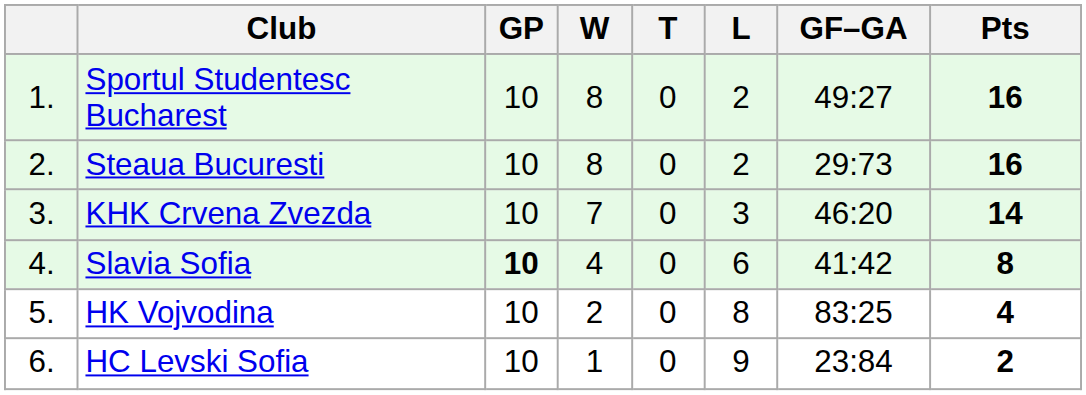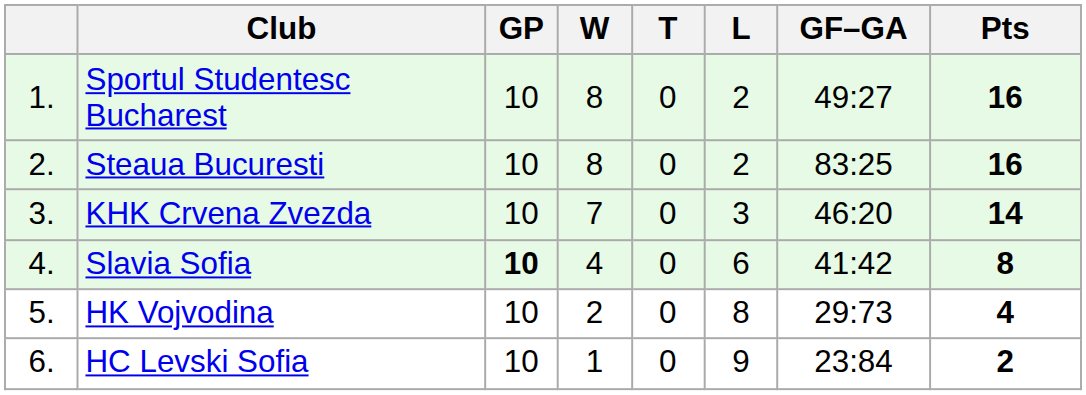(854, 164) 29:73 -> (854, 164) 83:25
(854, 313) 83:25 -> (854, 313) 29:73
